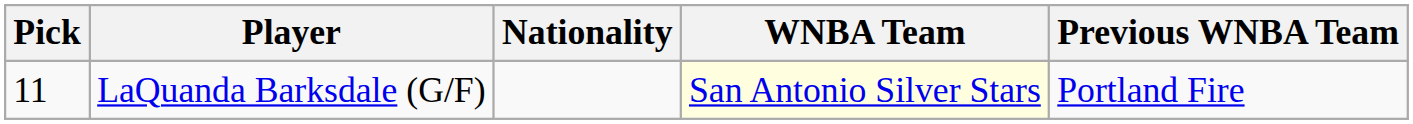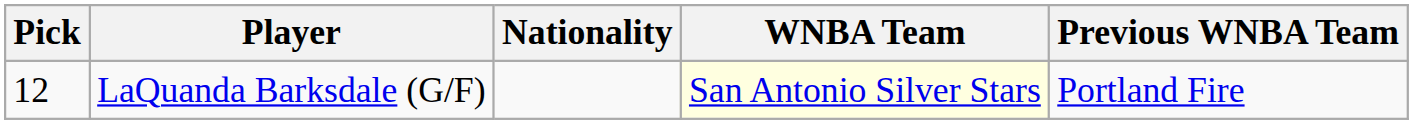(31, 89) 11 -> (31, 89) 12
